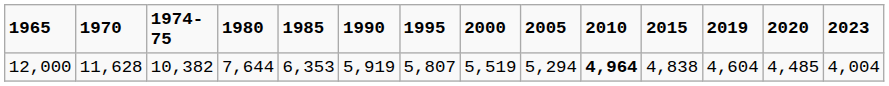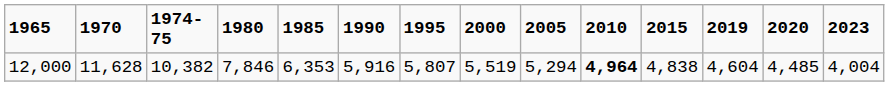(248, 67) 7,644 -> (248, 67) 7,846
(369, 67) 5,919 -> (369, 67) 5,916
